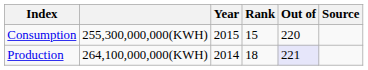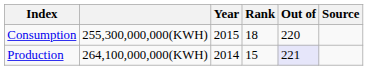(252, 34) 15 -> (252, 34) 18
(252, 55) 18 -> (252, 55) 15
